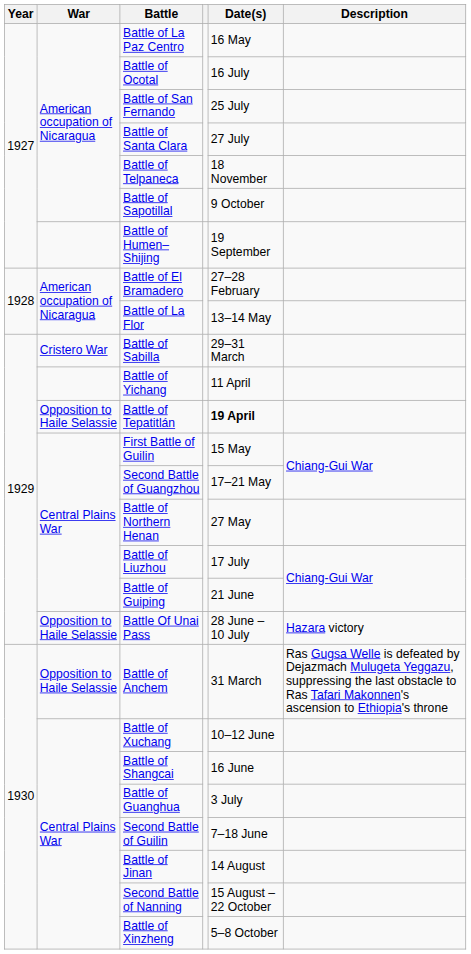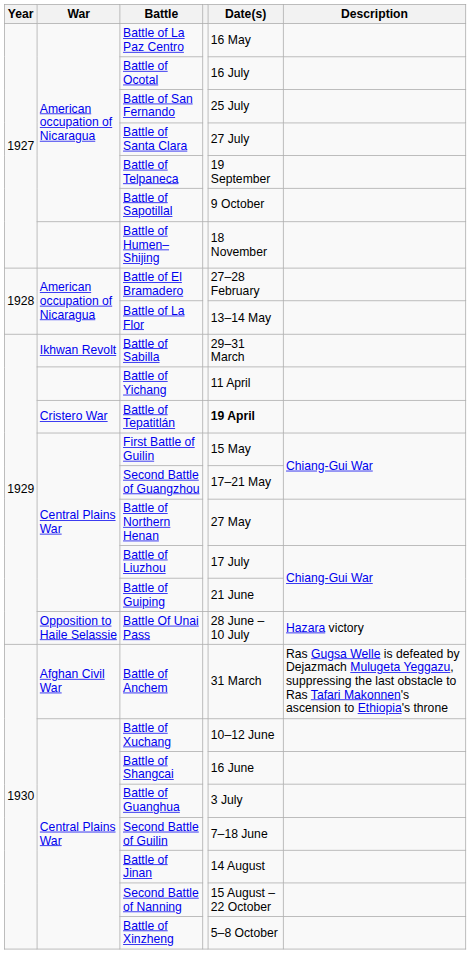(239, 172) 18 November -> (241, 172) 19 September
(241, 244) 19 September -> (239, 244) 18 November
(74, 350) Cristero War -> (78, 350) Ikhwan Revolt
(78, 416) Opposition to Haile Selassie -> (74, 416) Cristero War
(78, 681) Opposition to Haile Selassie -> (72, 681) Afghan Civil War
